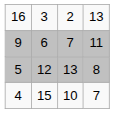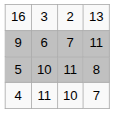(44, 69) 12 -> (44, 69) 10
(70, 69) 13 -> (70, 69) 11
(44, 95) 15 -> (44, 95) 11
